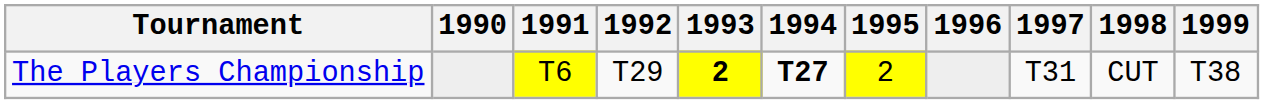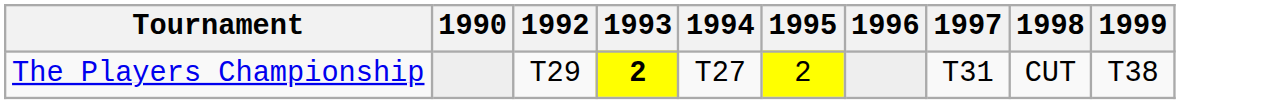- column: (555, 29)
(803, 75) bold -> (720, 75) normal
